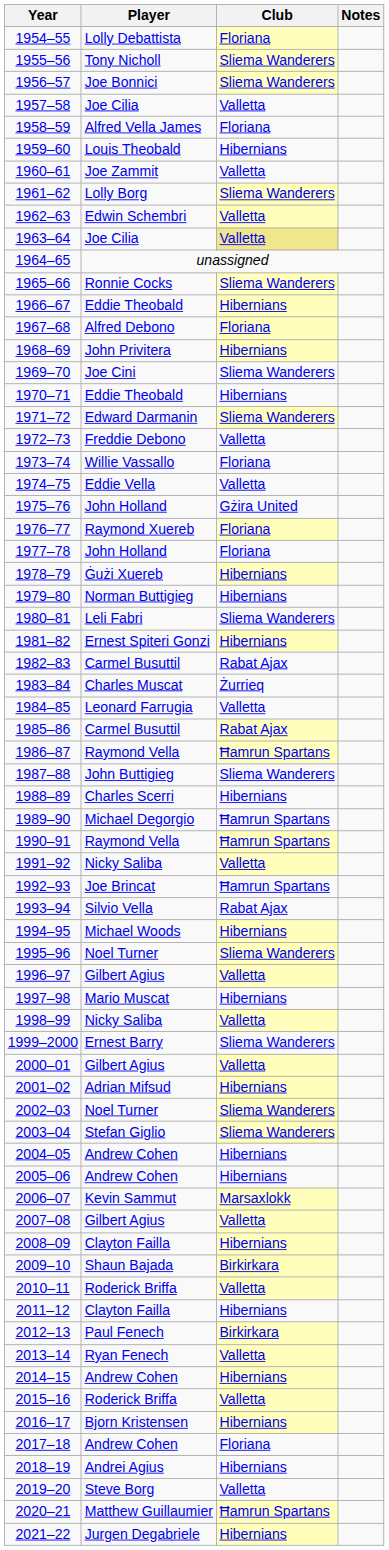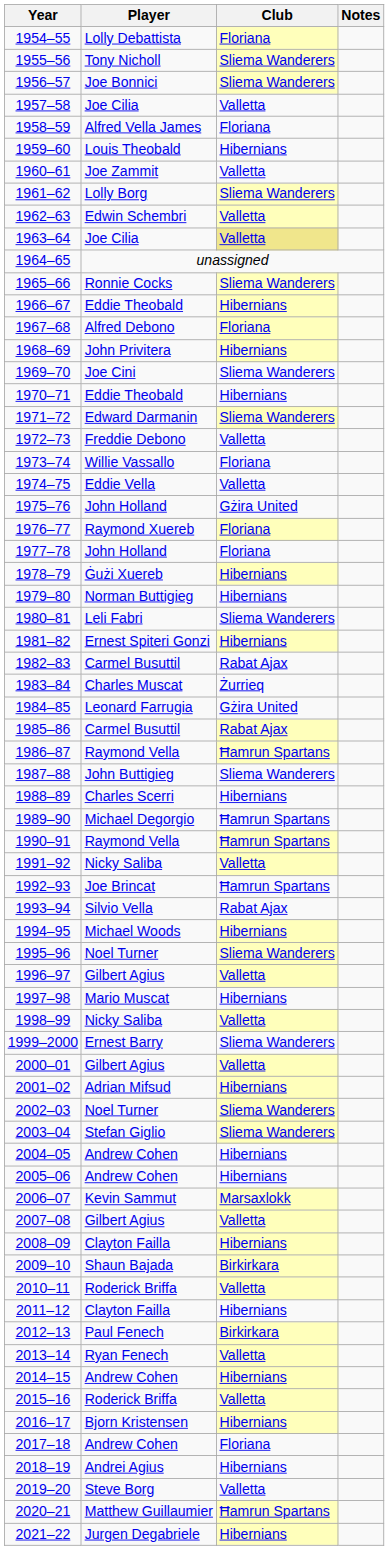(242, 707) Valletta -> (259, 707) Gżira United
